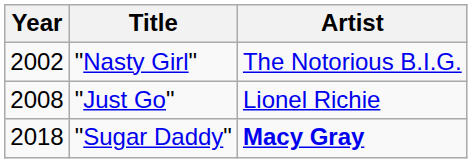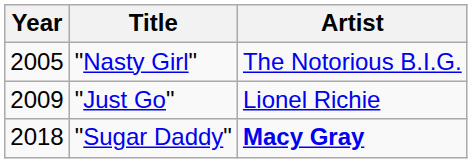(37, 61) 2002 -> (37, 61) 2005
(37, 99) 2008 -> (37, 99) 2009
